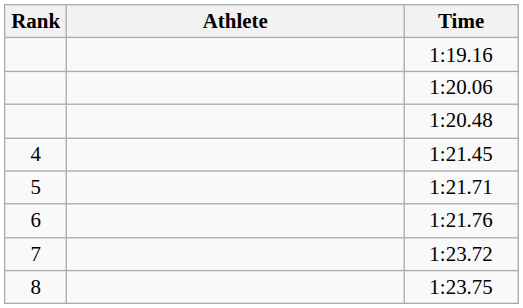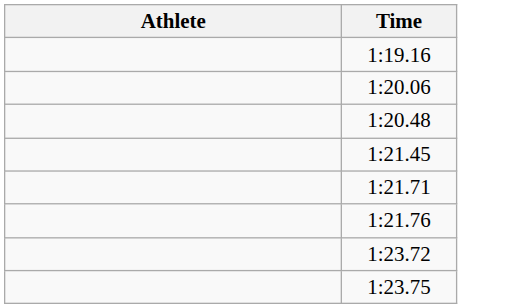- column: (36, 21)
